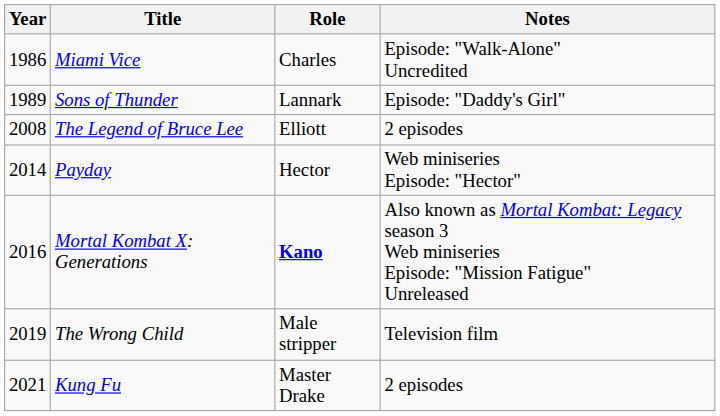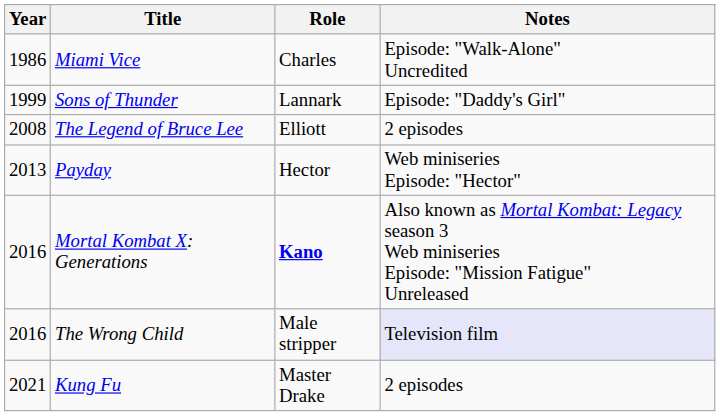(28, 99) 1989 -> (28, 99) 1999
(28, 169) 2014 -> (28, 169) 2013
(28, 334) 2019 -> (28, 334) 2016
(441, 334) no background -> (441, 334) lavender background
